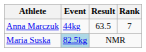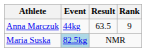(129, 26) 7 -> (129, 26) 9
